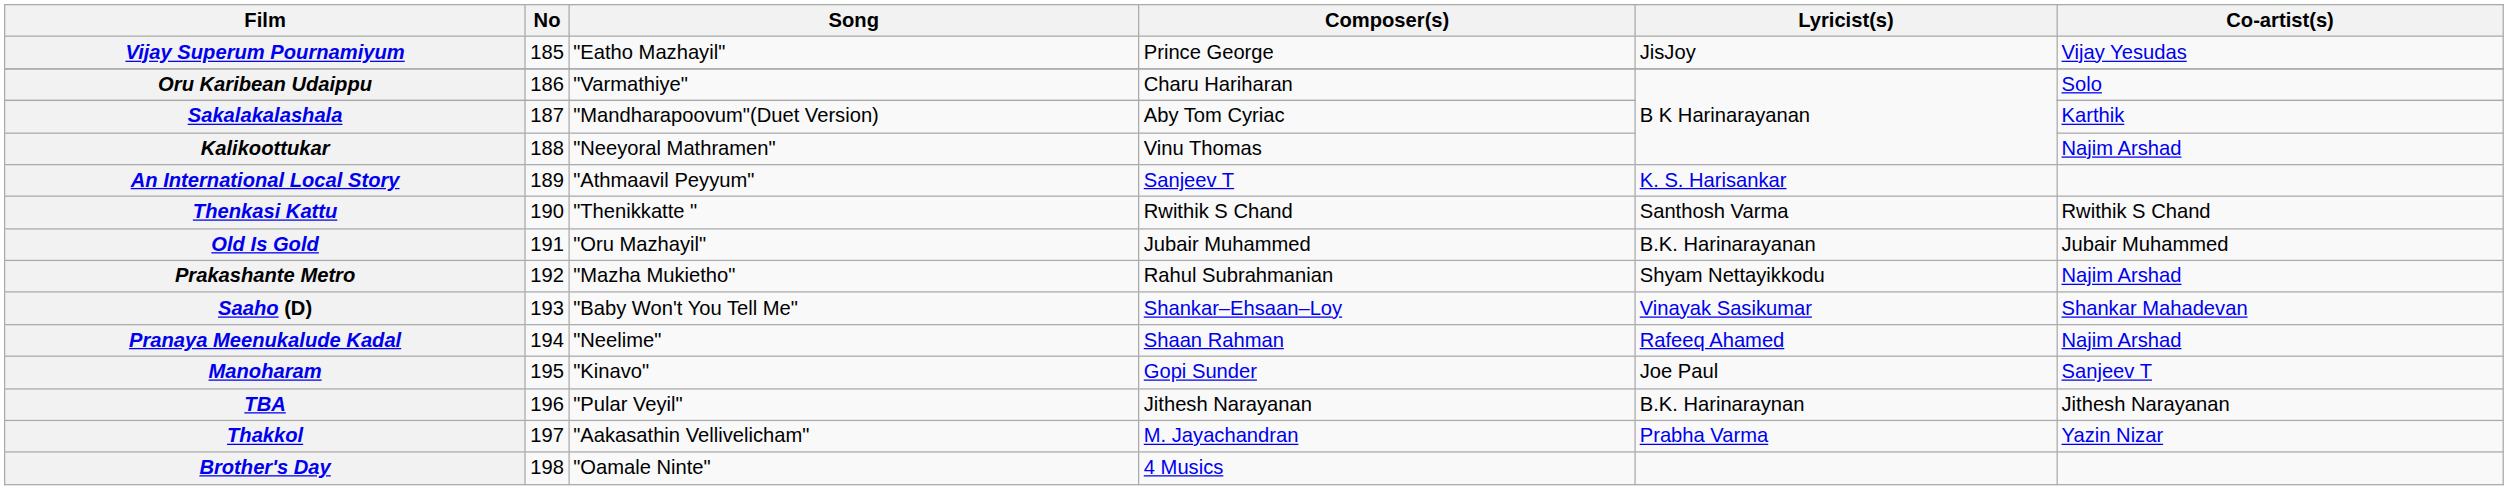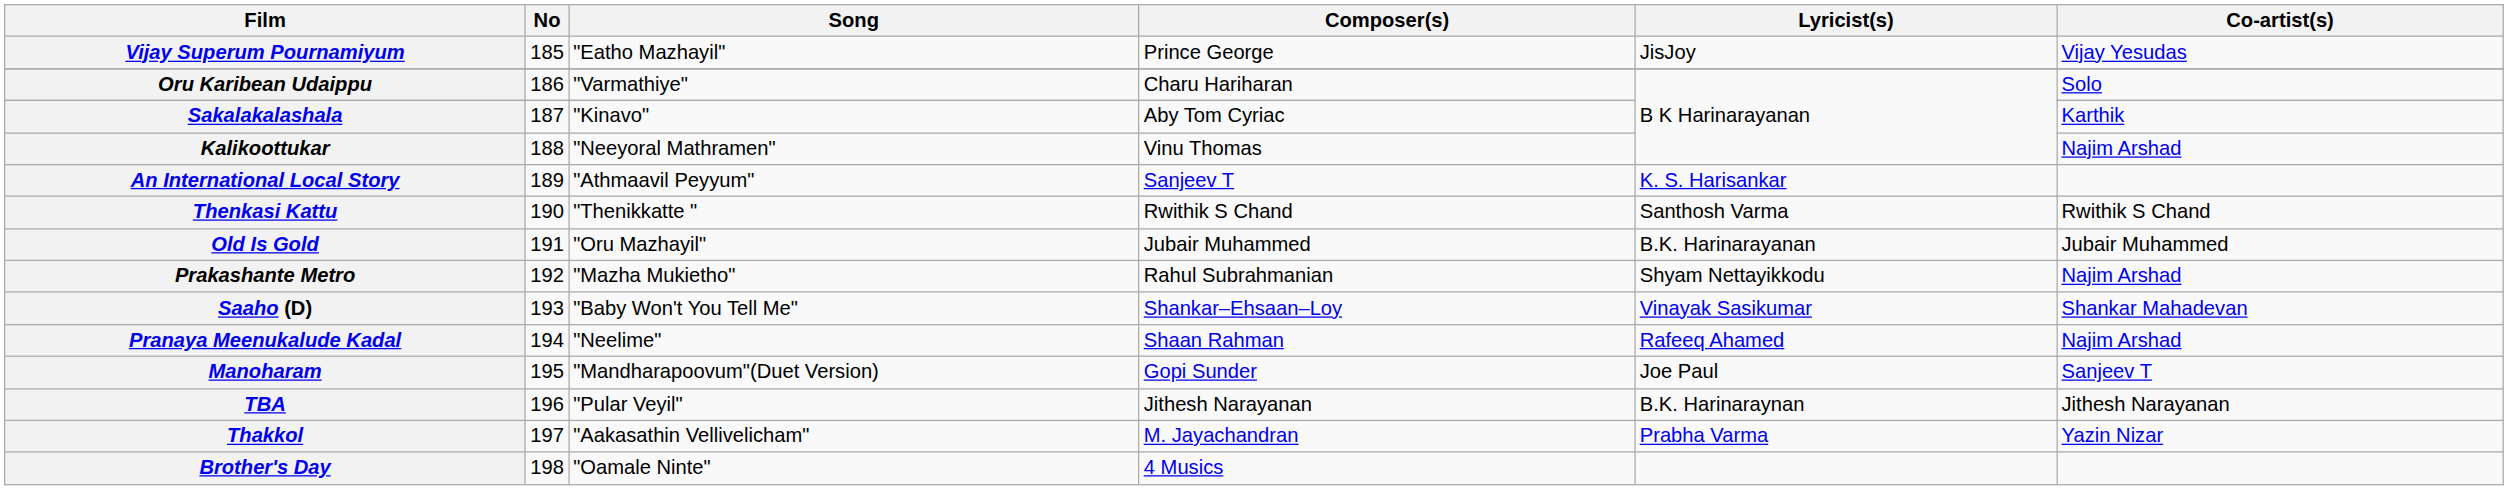(726, 116) "Mandharapoovum"(Duet Version) -> (611, 116) "Kinavo"
(611, 372) "Kinavo" -> (726, 372) "Mandharapoovum"(Duet Version)
